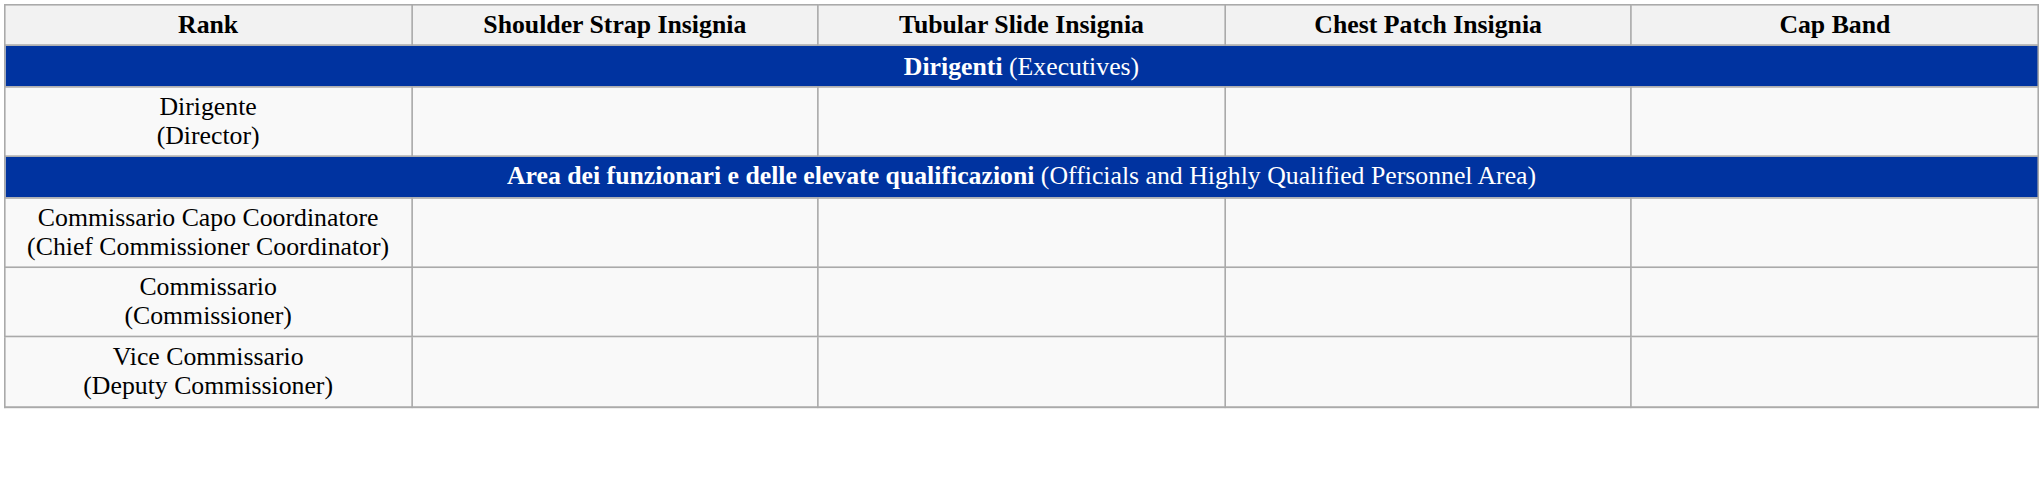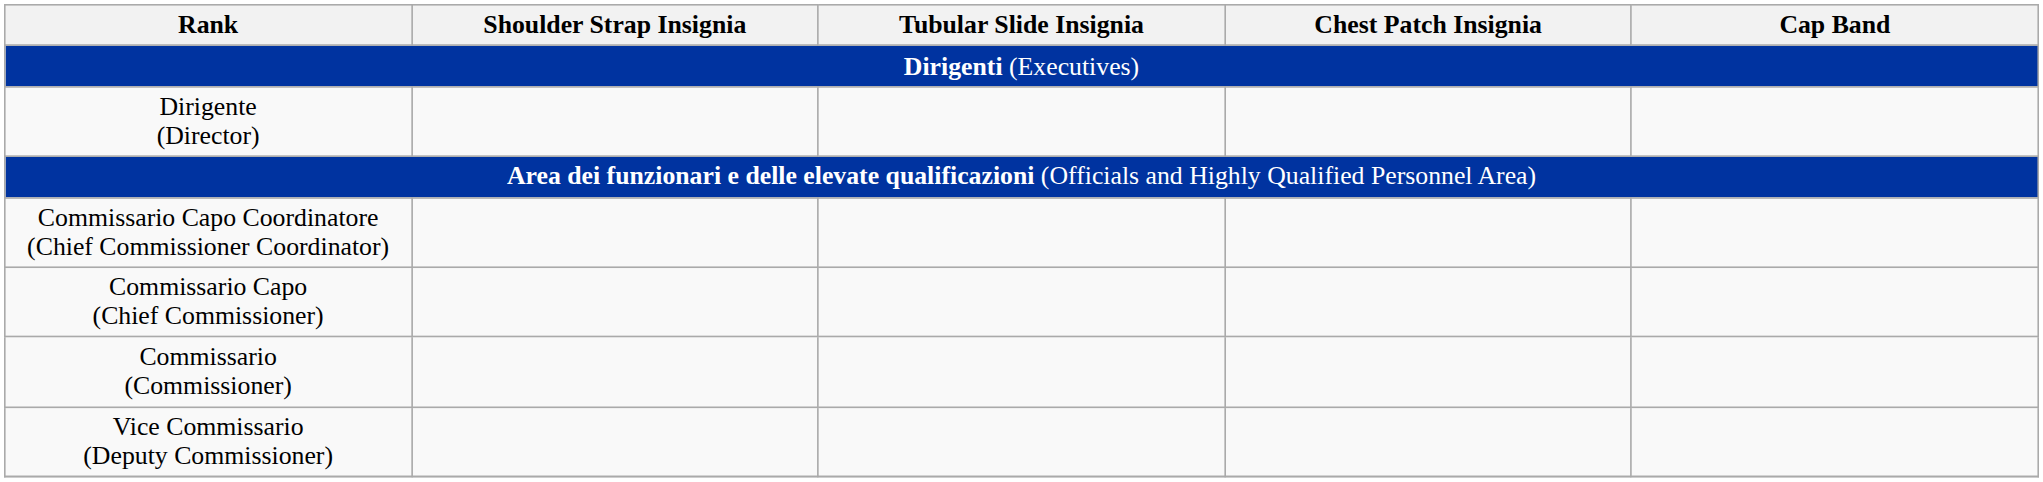+ row: (208, 301)
